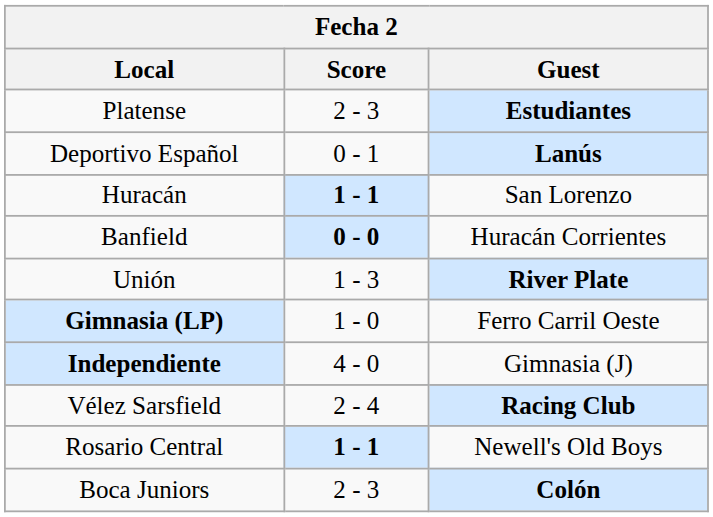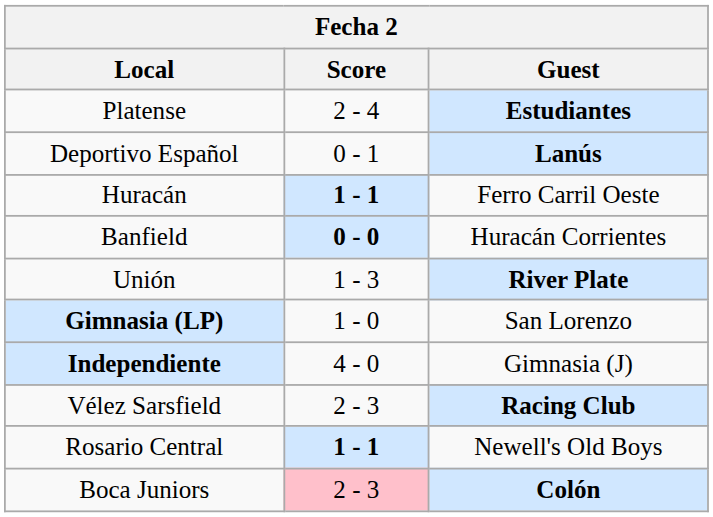(356, 110) 2 - 3 -> (356, 110) 2 - 4
(568, 194) San Lorenzo -> (568, 194) Ferro Carril Oeste
(568, 320) Ferro Carril Oeste -> (568, 320) San Lorenzo
(356, 405) 2 - 4 -> (356, 405) 2 - 3
(356, 489) no background -> (356, 489) pink background
